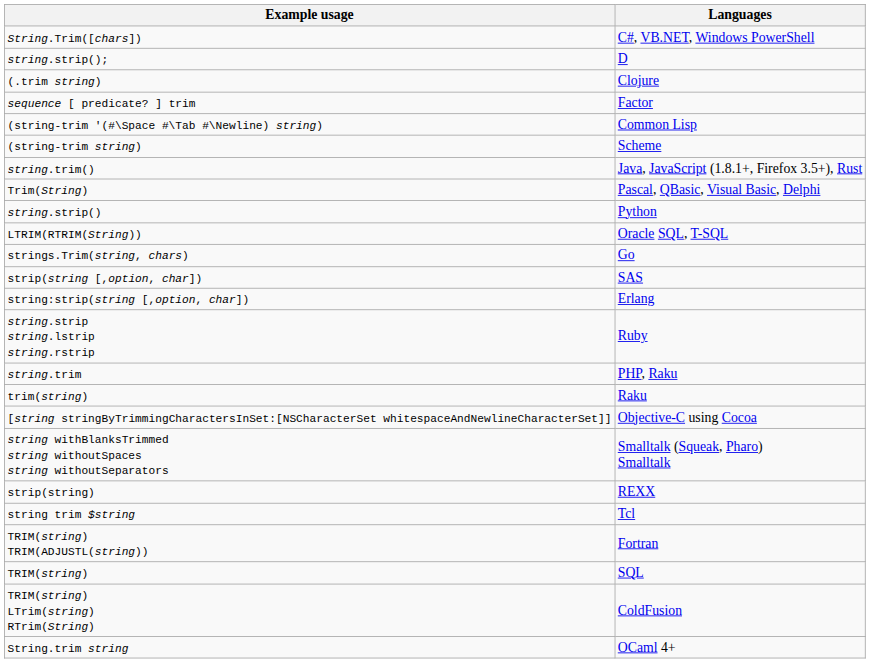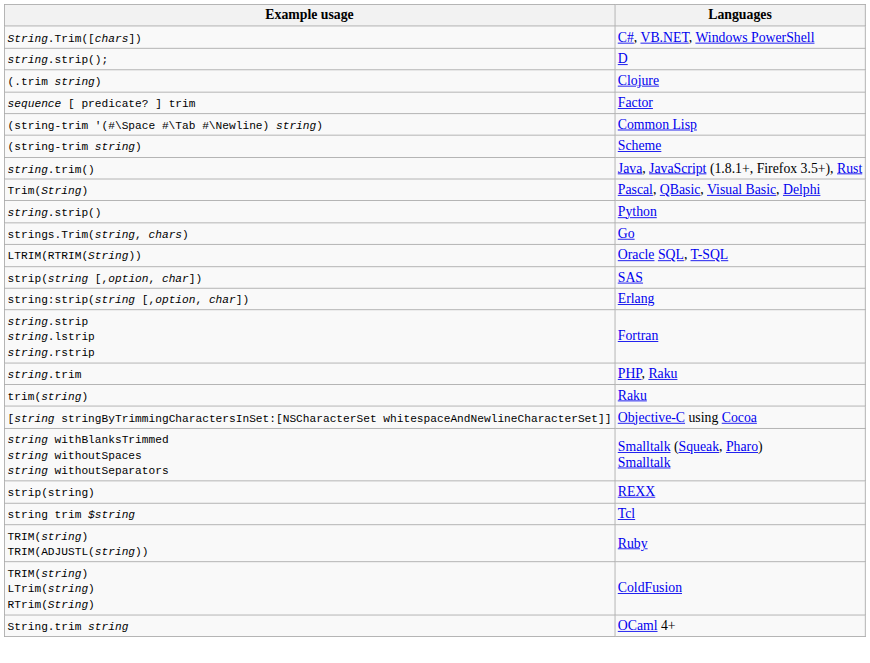rows swapped: (98, 257) <-> (75, 235)
(633, 336) Ruby -> (638, 336) Fortran
(638, 543) Fortran -> (633, 543) Ruby
- row: (48, 574)
